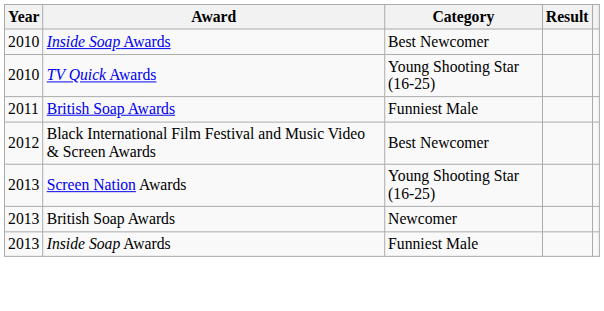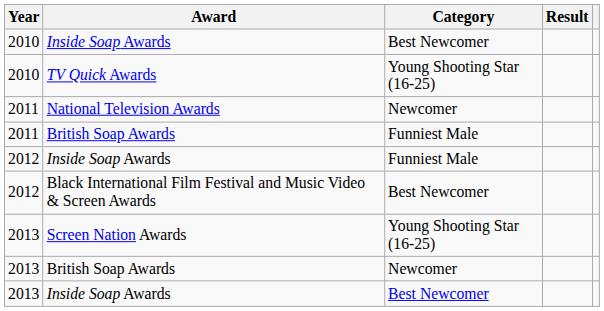+ row: (23, 109)
+ row: (24, 158)
(433, 243) Funniest Male -> (438, 293) Best Newcomer
